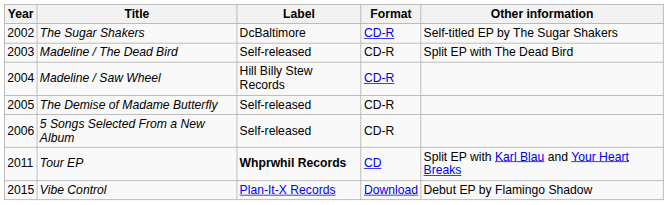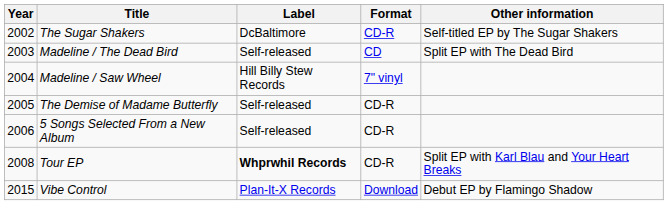(379, 52) CD-R -> (373, 52) CD
(379, 78) CD-R -> (383, 78) 7" vinyl
(20, 164) 2011 -> (21, 164) 2008
(373, 164) CD -> (379, 164) CD-R
